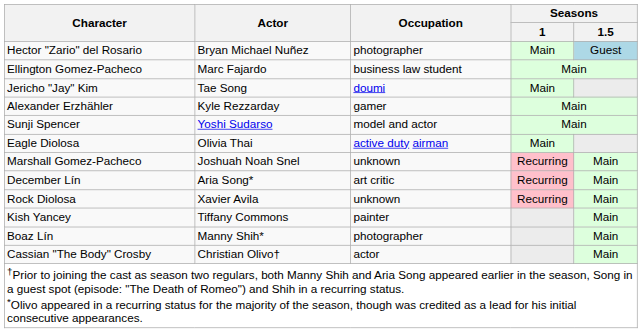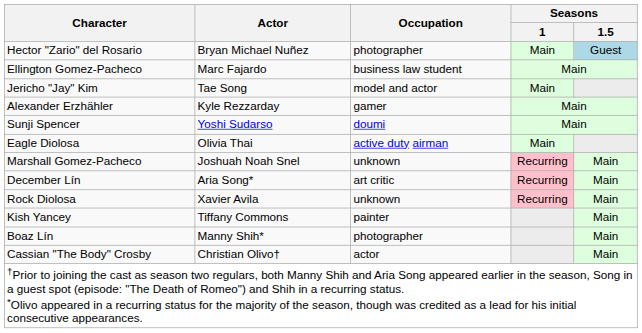(369, 87) doumi -> (395, 87) model and actor
(395, 124) model and actor -> (369, 124) doumi
